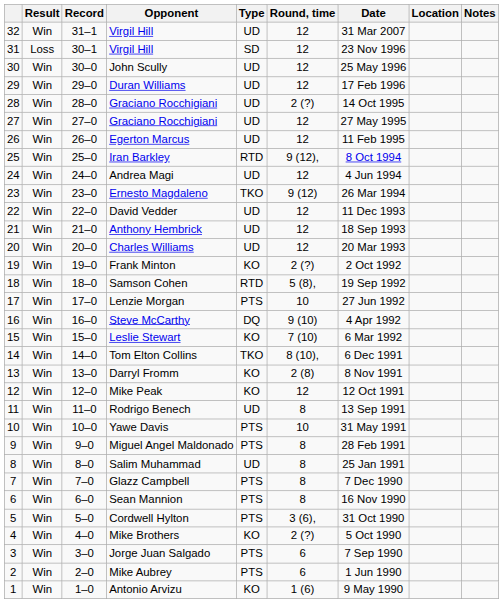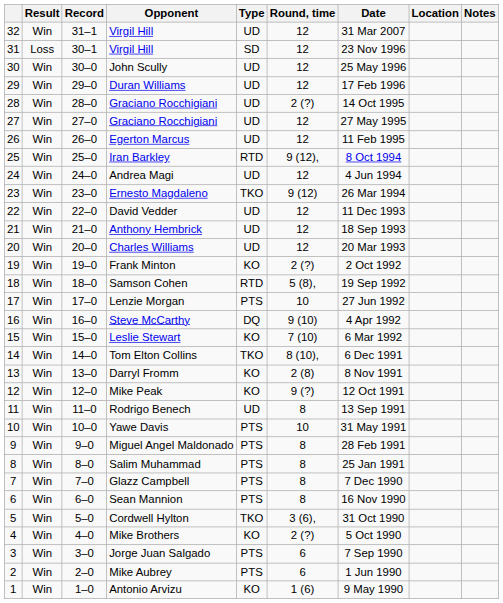(303, 391) 12 -> (303, 391) 9 (?)
(252, 463) UD -> (252, 463) PTS
(252, 517) PTS -> (252, 517) TKO
